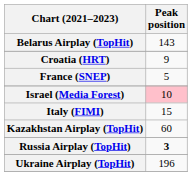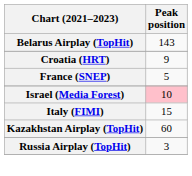(167, 146) bold -> (167, 146) normal
- row: (75, 163)
